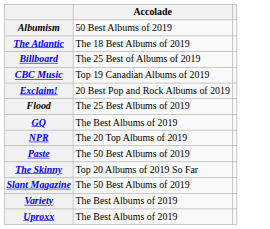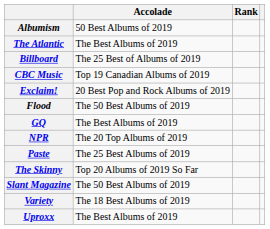+ column: (246, 12)
(133, 43) The 18 Best Albums of 2019 -> (126, 43) The Best Albums of 2019
(133, 106) The 25 Best Albums of 2019 -> (133, 106) The 50 Best Albums of 2019
(133, 153) The 50 Best Albums of 2019 -> (133, 153) The 25 Best Albums of 2019
(126, 201) The Best Albums of 2019 -> (133, 201) The 18 Best Albums of 2019
